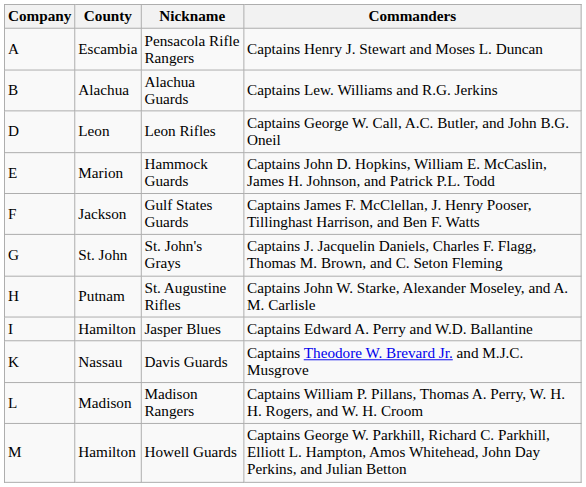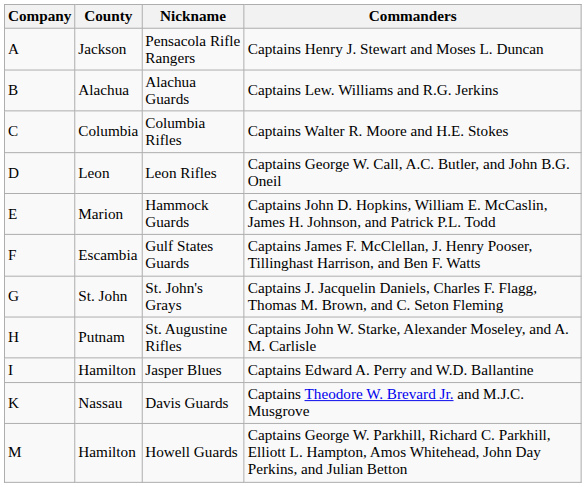(108, 49) Escambia -> (102, 49) Jackson
+ row: (175, 131)
(102, 214) Jackson -> (108, 255) Escambia
- row: (171, 402)
